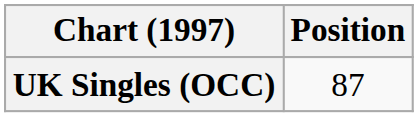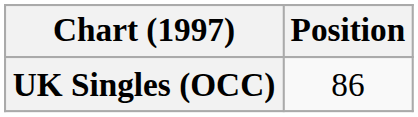(348, 83) 87 -> (348, 83) 86
